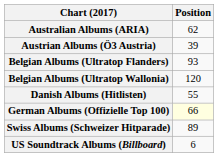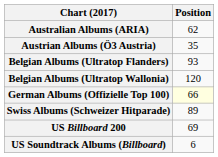(193, 45) 39 -> (193, 45) 35
- row: (89, 95)
+ row: (89, 128)
